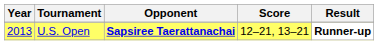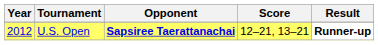(19, 31) 2013 -> (19, 31) 2012
